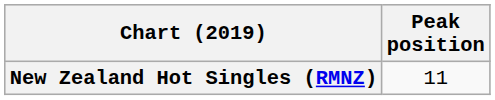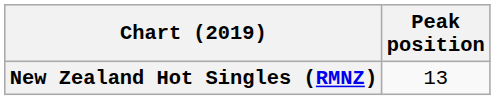(436, 78) 11 -> (436, 78) 13
